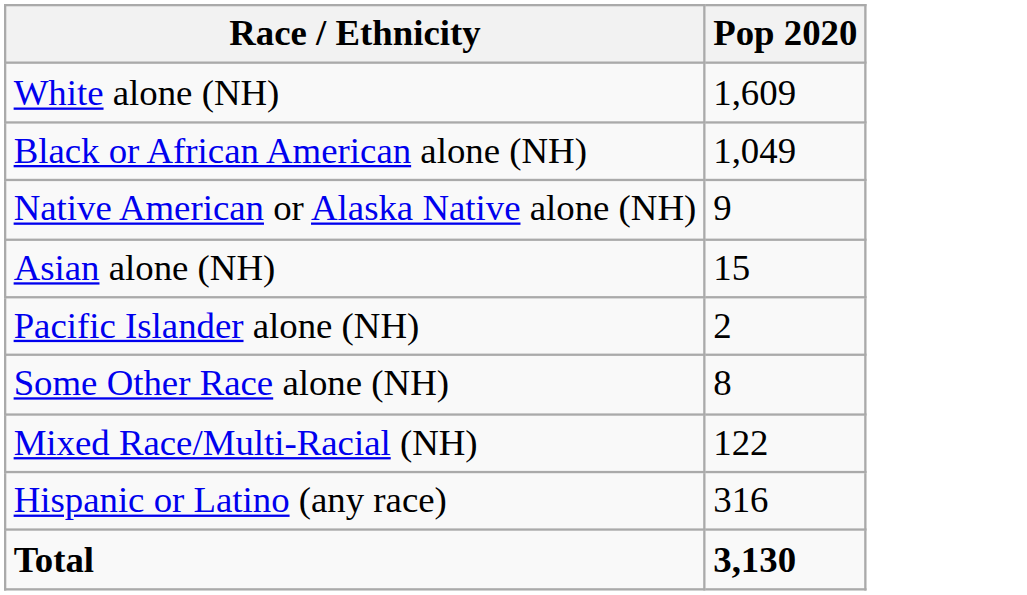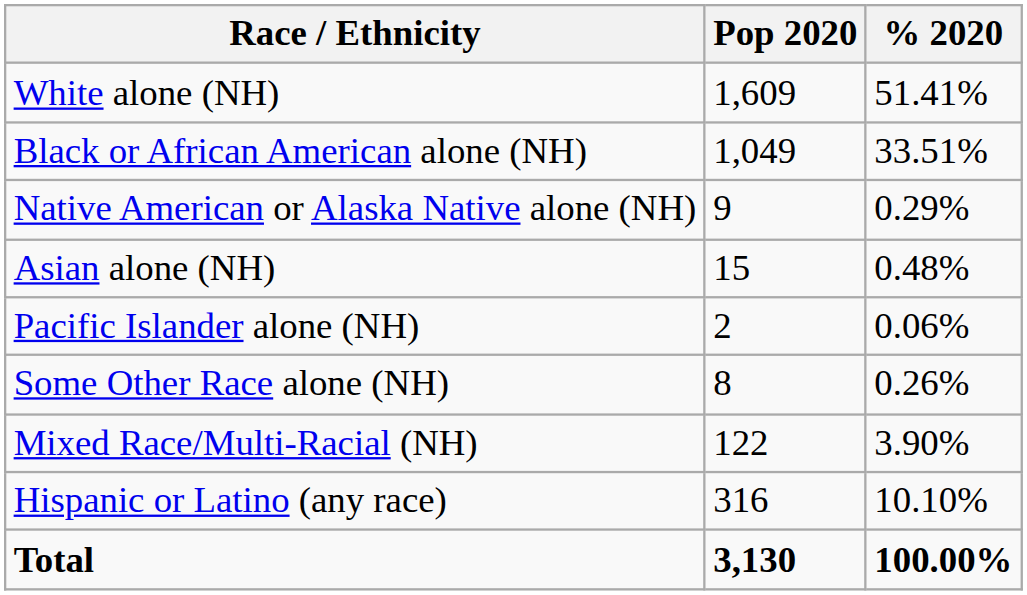+ column: (943, 33)
